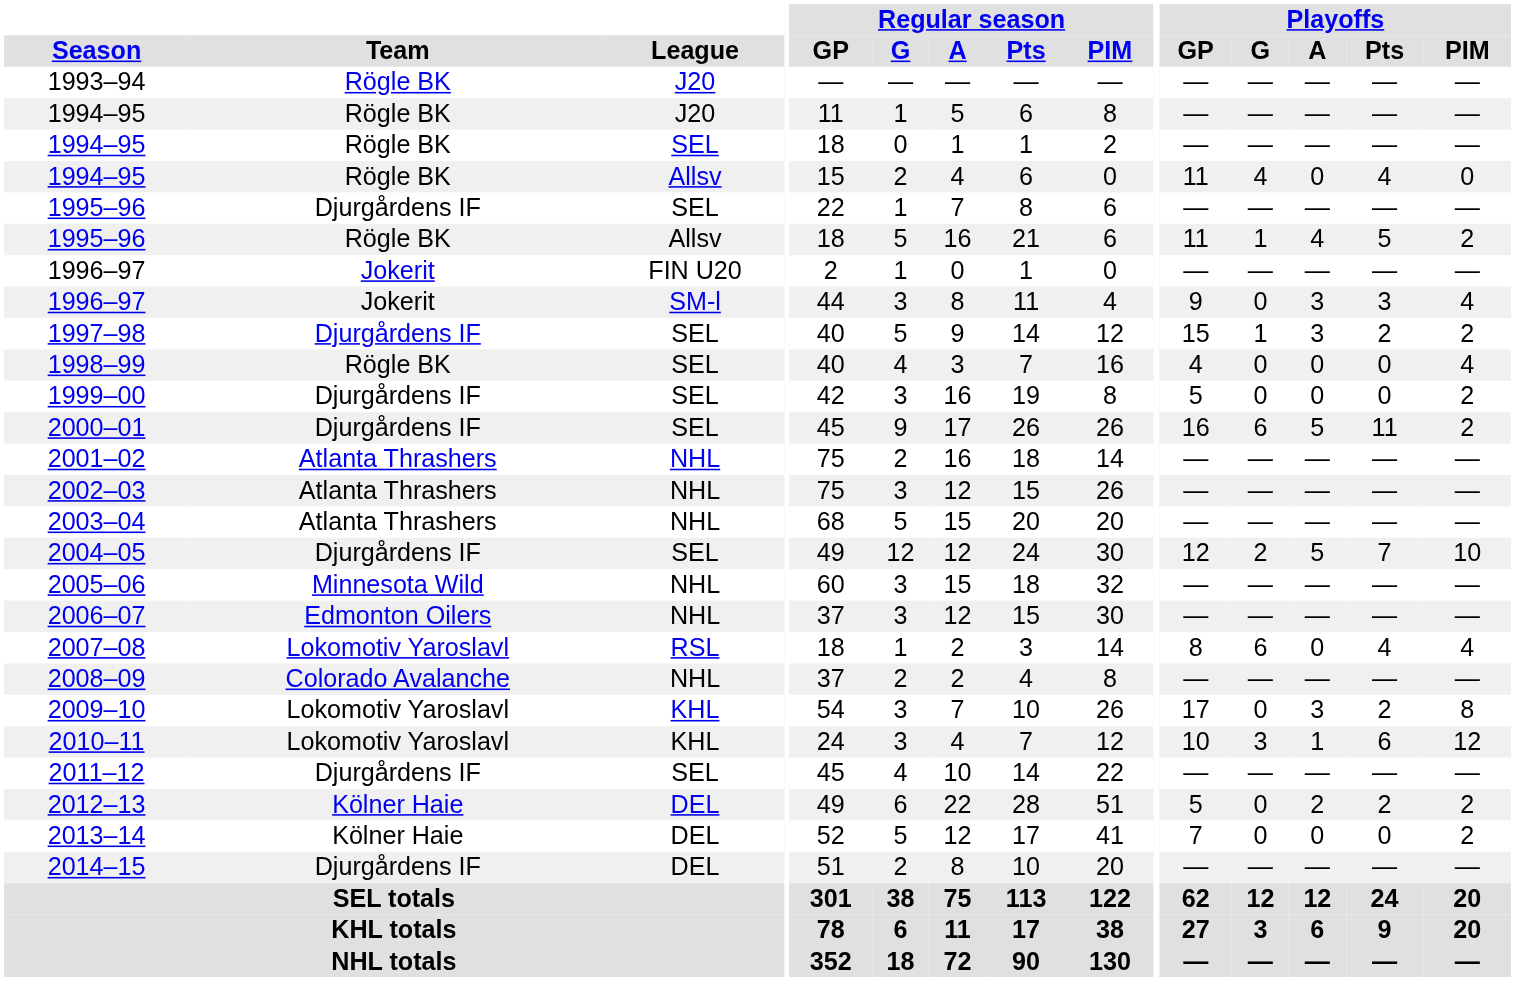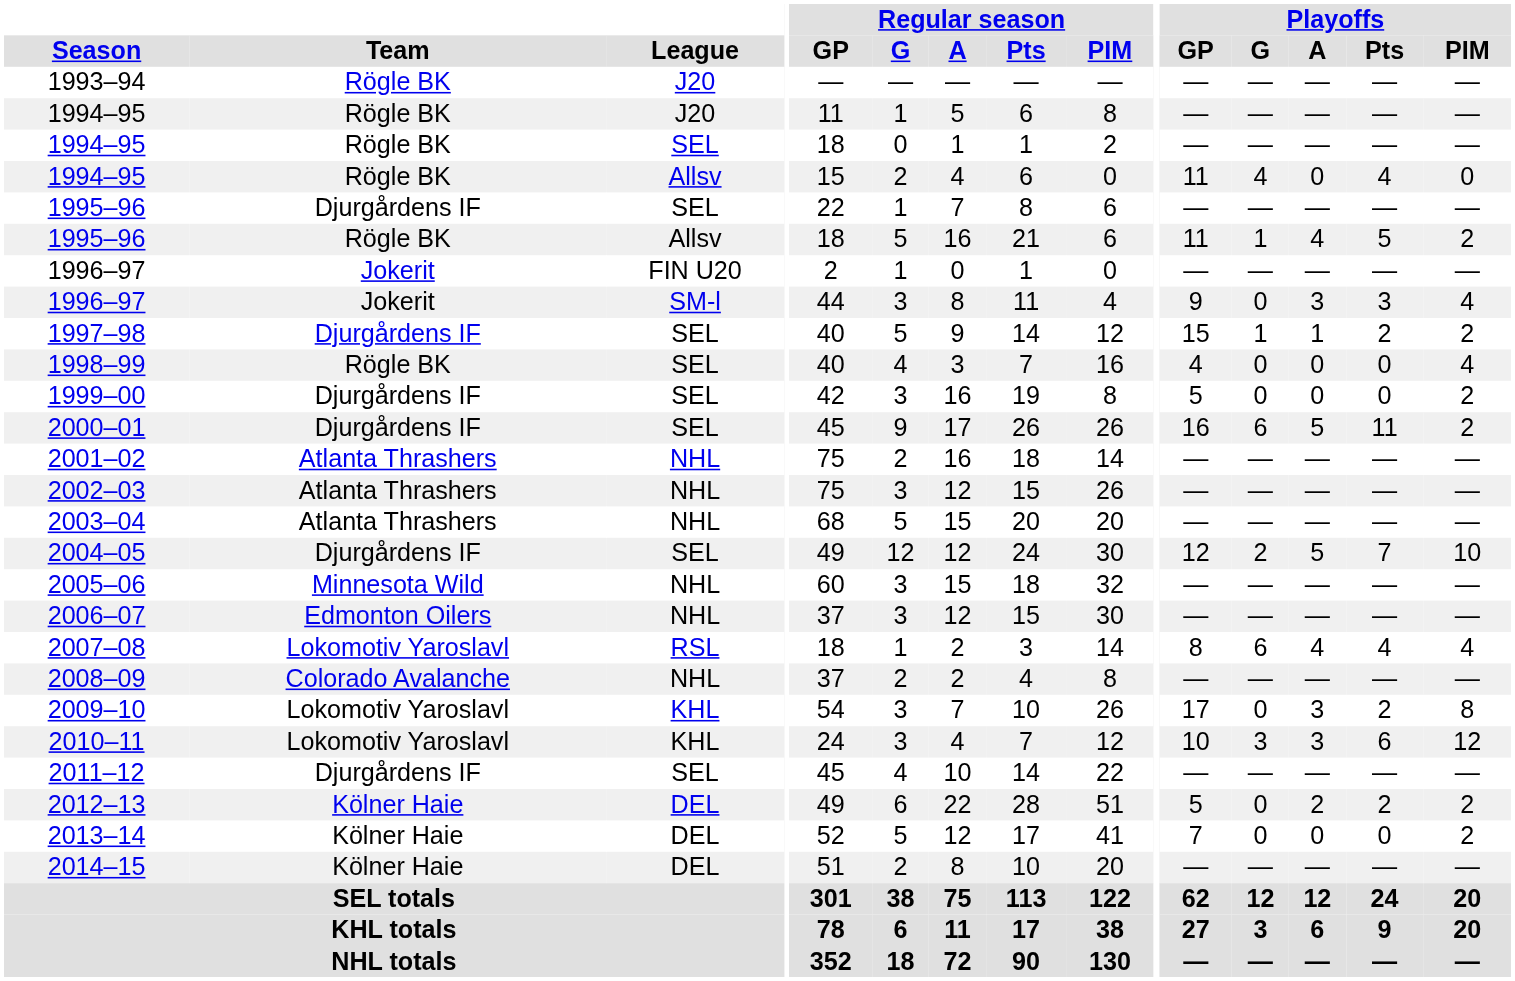(1317, 333) 3 -> (1317, 333) 1
(1317, 647) 0 -> (1317, 647) 4
(1317, 741) 1 -> (1317, 741) 3
(398, 867) Djurgårdens IF -> (398, 867) Kölner Haie
